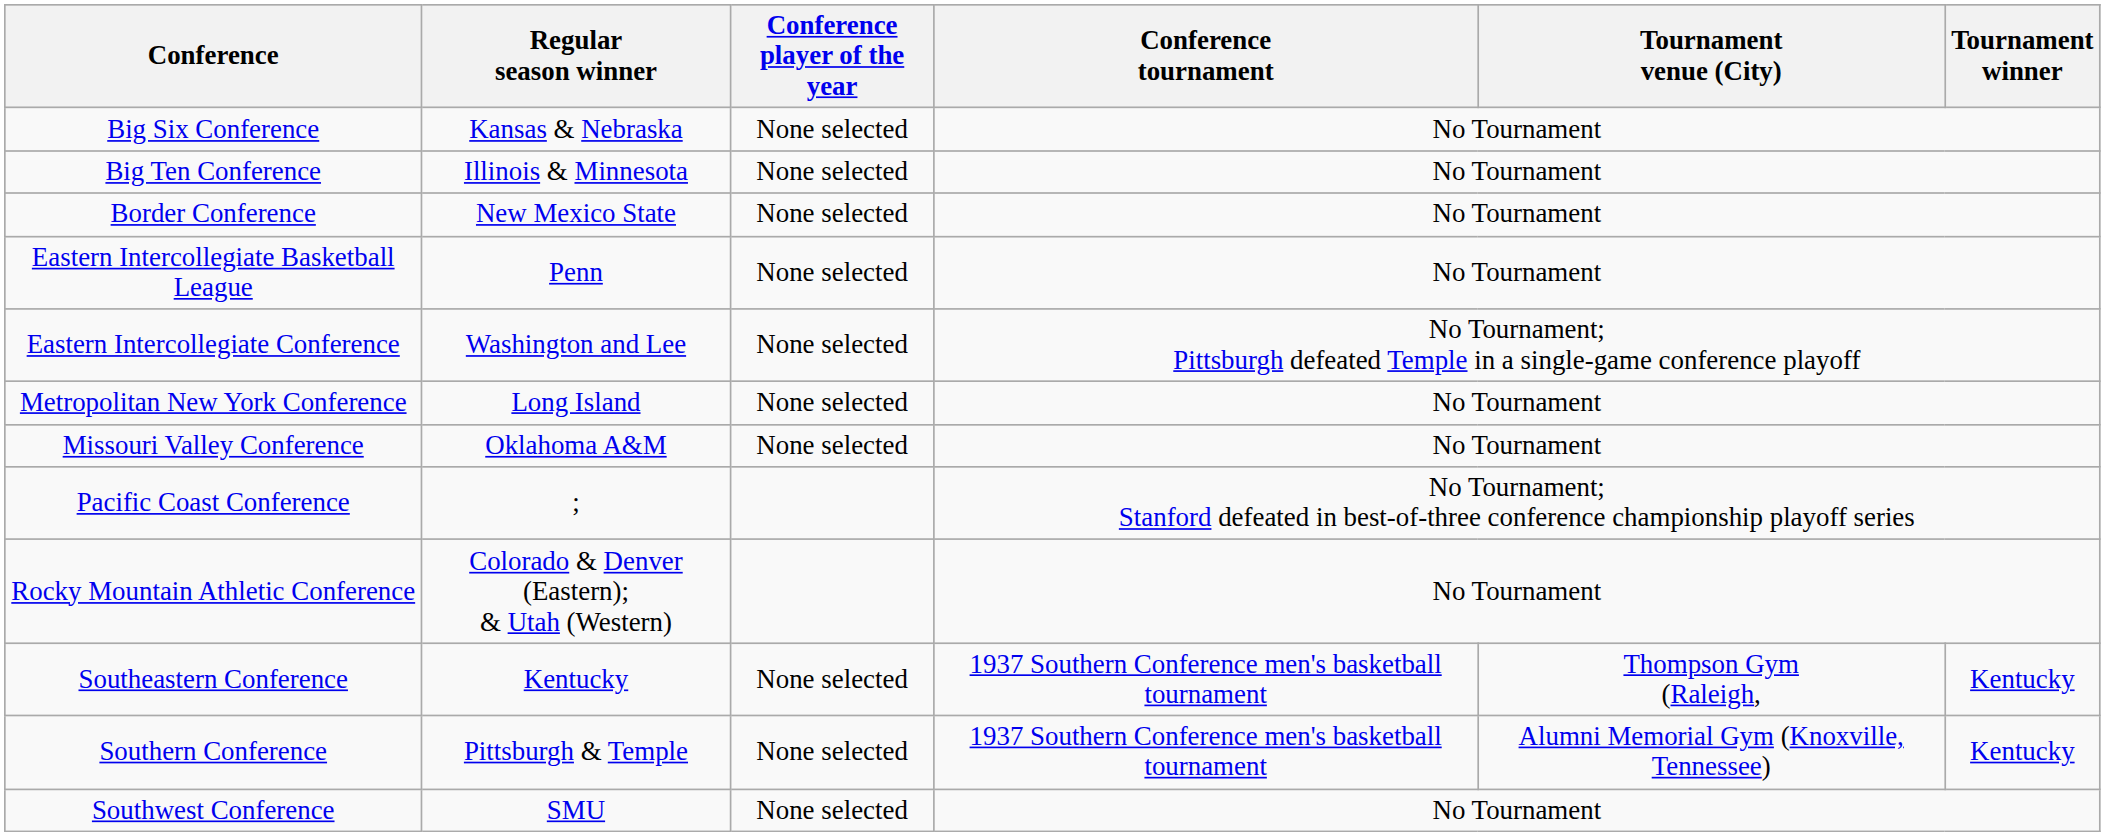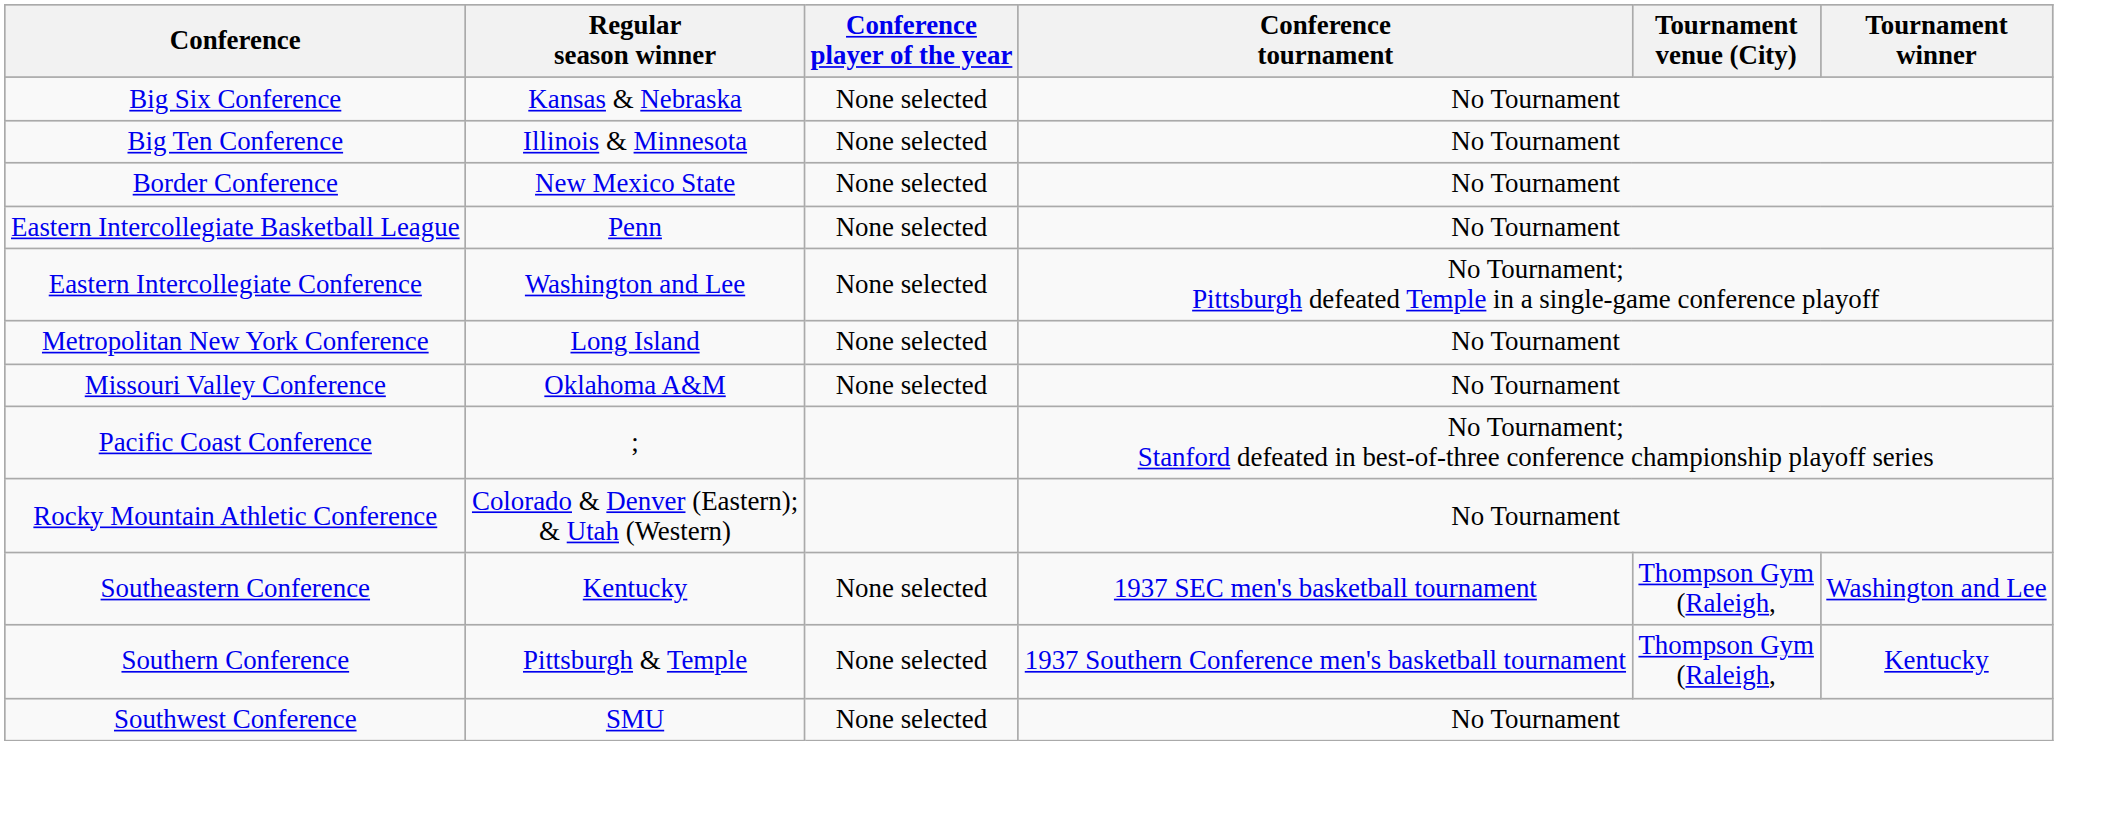(1206, 678) 1937 Southern Conference men's basketball tournament -> (1325, 588) 1937 SEC men's basketball tournament
(2022, 678) Kentucky -> (1936, 588) Washington and Lee
(1711, 751) Alumni Memorial Gym (Knoxville, Tennessee) -> (1726, 661) Thompson Gym (Raleigh,
